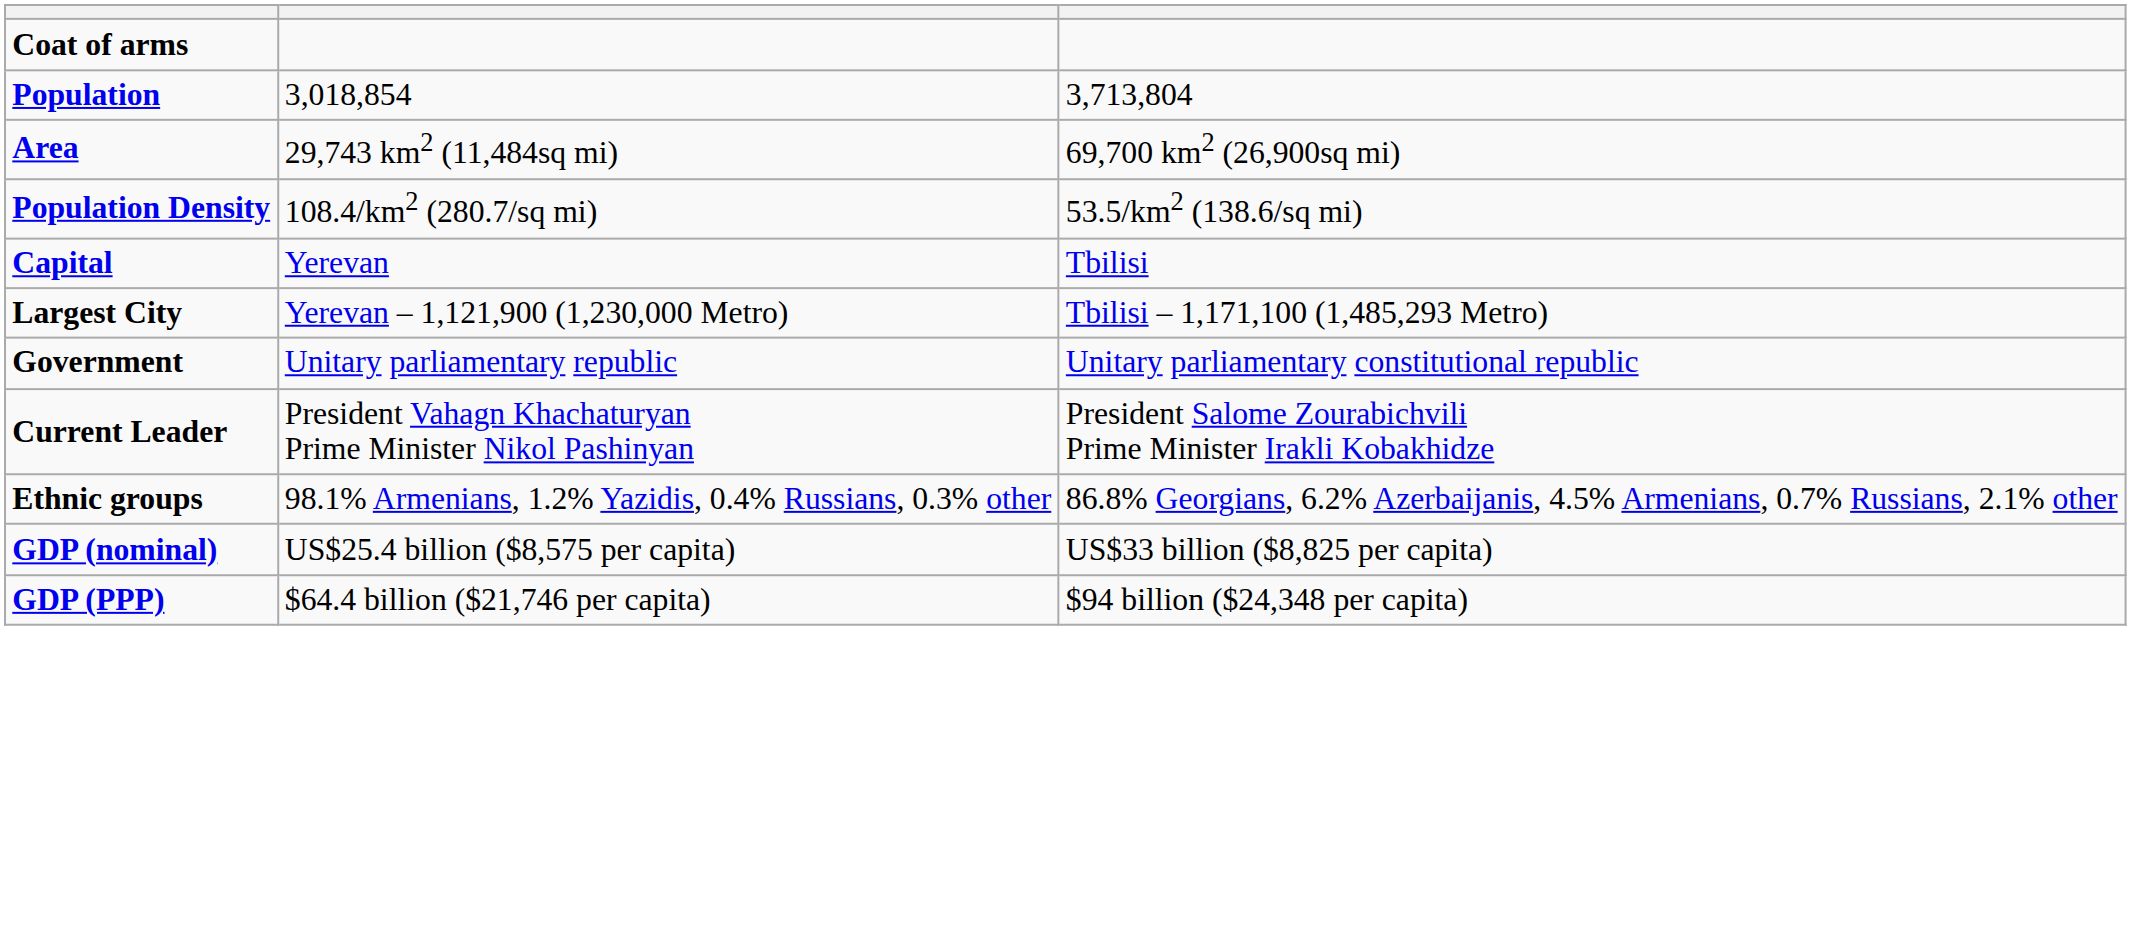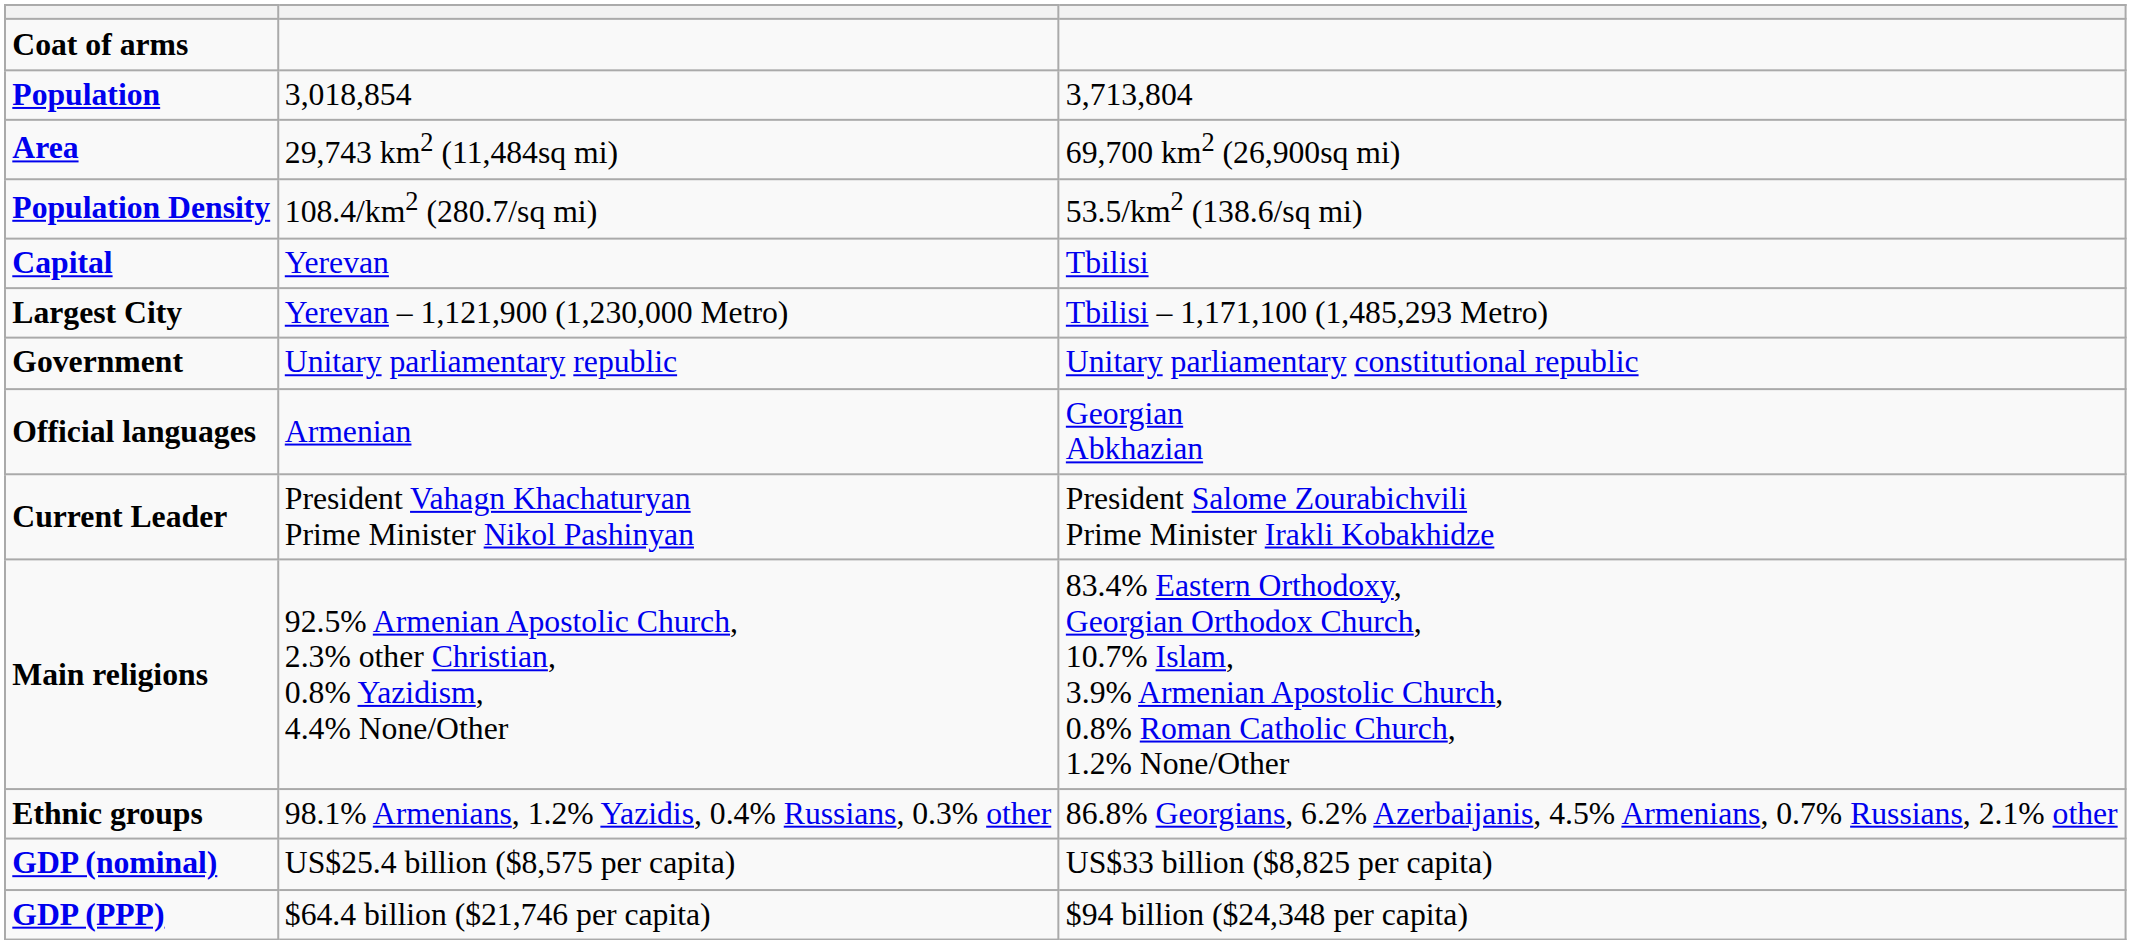+ row: (134, 430)
+ row: (110, 673)
